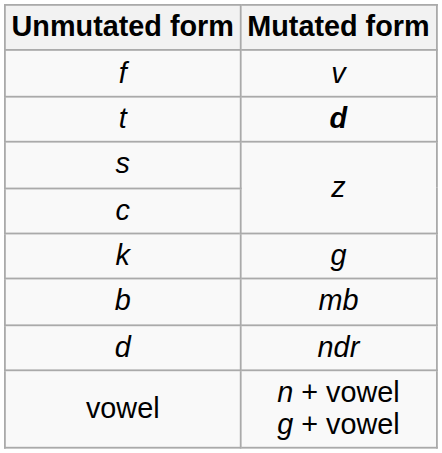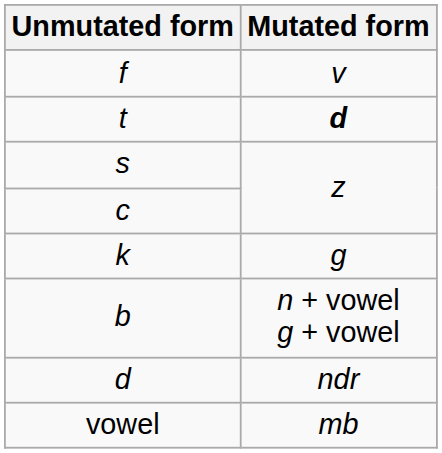(338, 301) mb -> (338, 317) n + vowel g + vowel
(338, 408) n + vowel g + vowel -> (338, 425) mb
